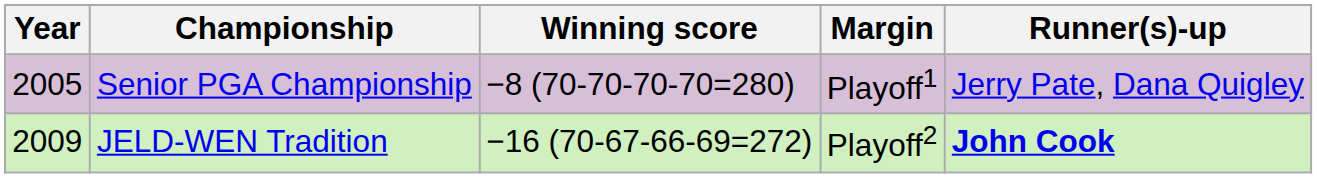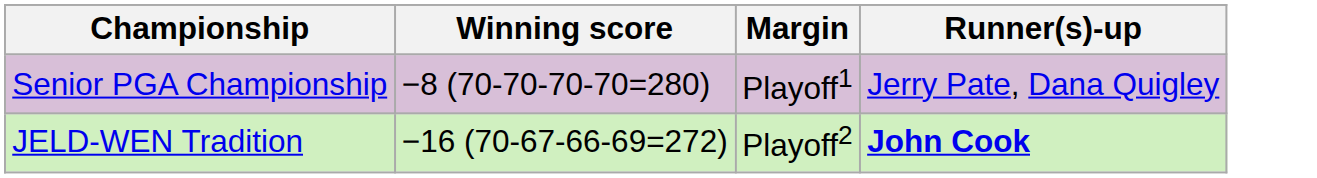- column: (47, 29)
